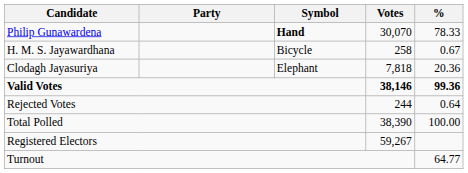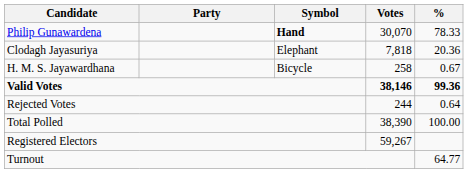rows swapped: (52, 68) <-> (61, 50)
